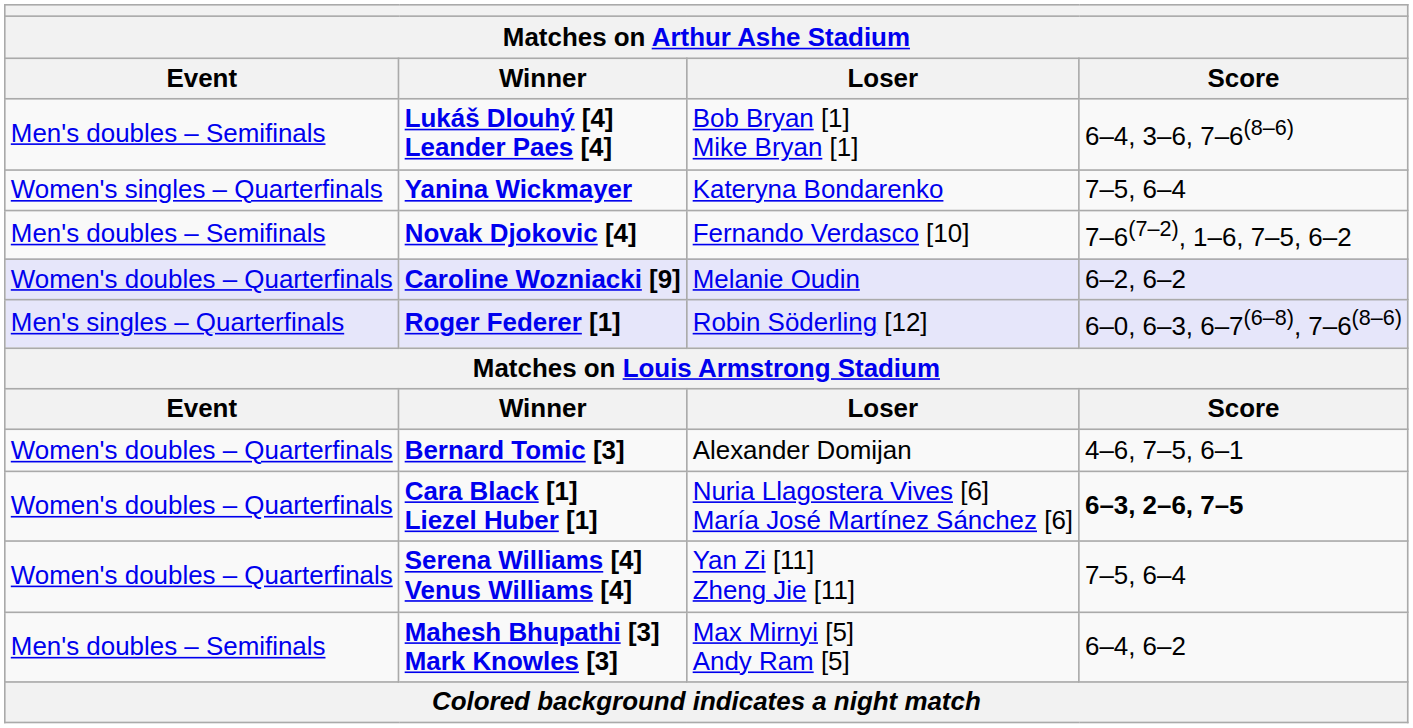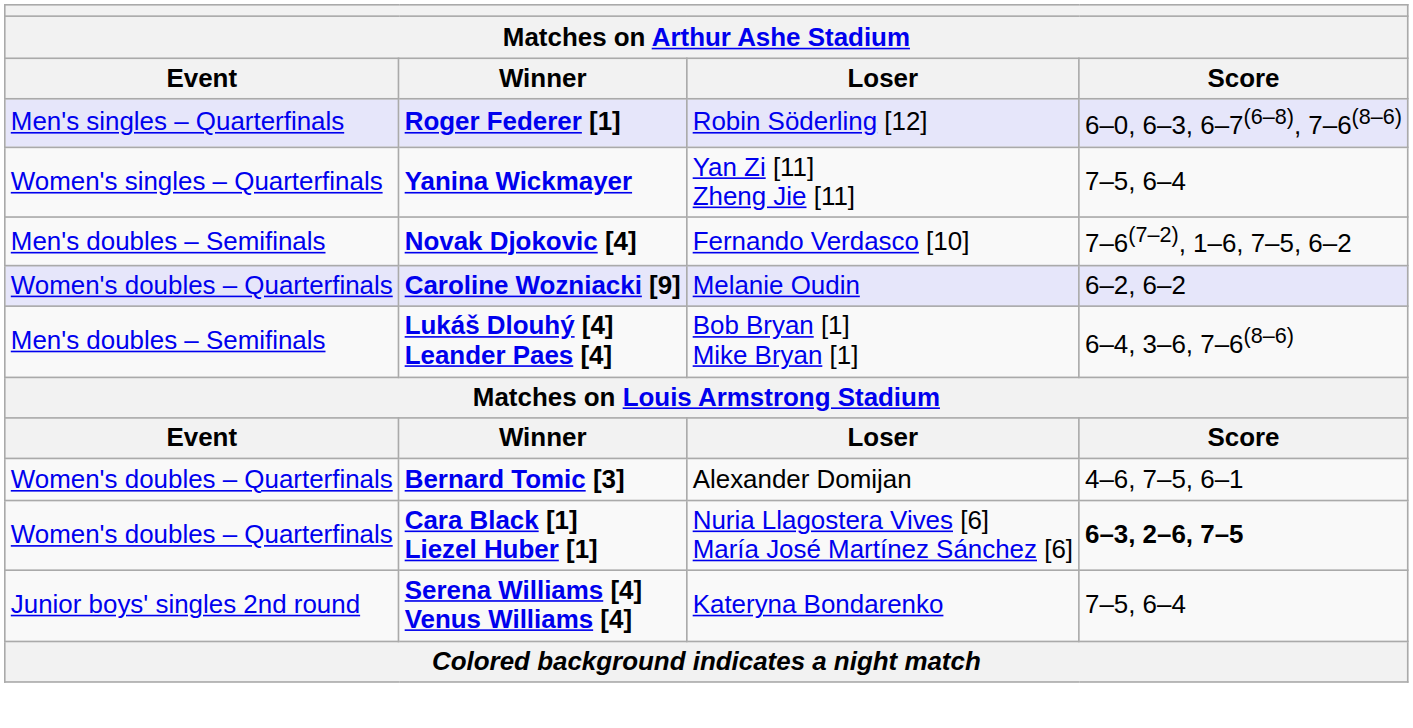rows swapped: (509, 133) <-> (513, 323)
(818, 189) Kateryna Bondarenko -> (774, 181) Yan Zi [11] Zheng Jie [11]
(202, 576) Women's doubles – Quarterfinals -> (185, 605) Junior boys' singles 2nd round
(774, 576) Yan Zi [11] Zheng Jie [11] -> (818, 605) Kateryna Bondarenko
- row: (532, 646)
